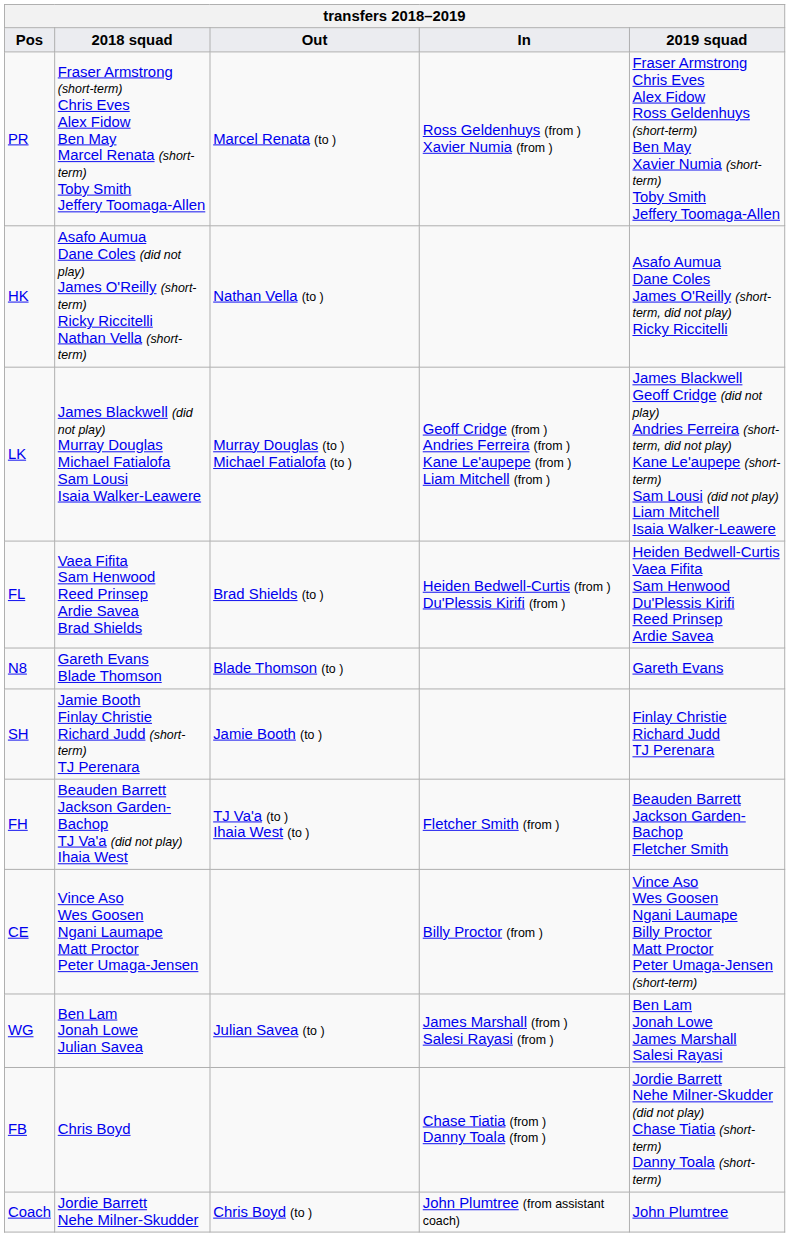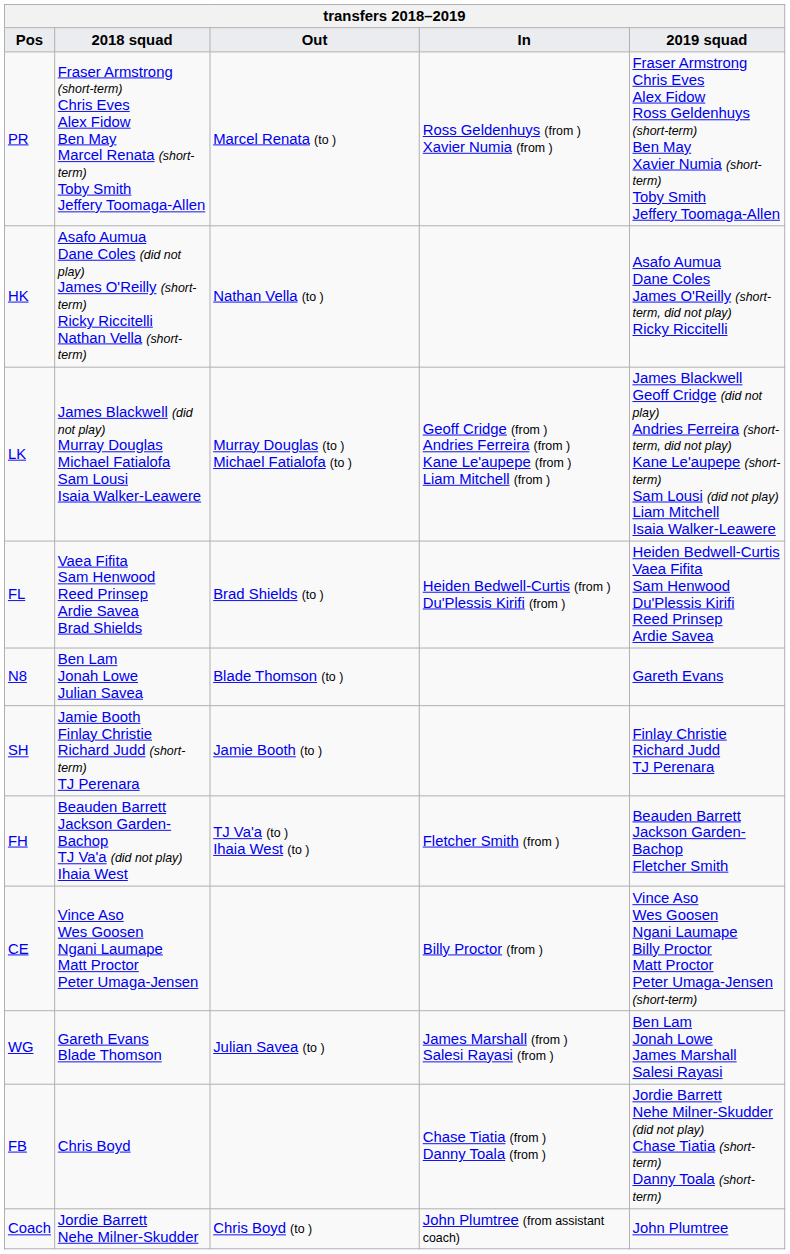(110, 668) Gareth Evans Blade Thomson -> (100, 676) Ben Lam Jonah Lowe Julian Savea
(100, 1030) Ben Lam Jonah Lowe Julian Savea -> (110, 1047) Gareth Evans Blade Thomson
